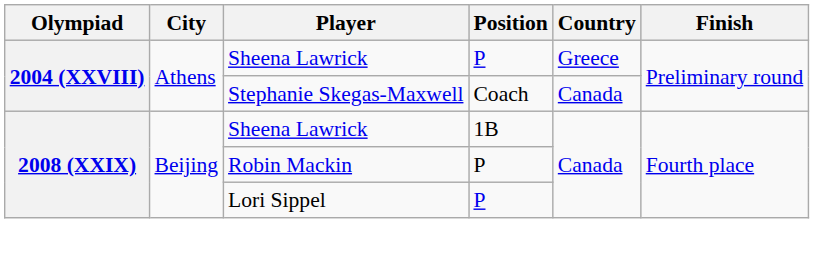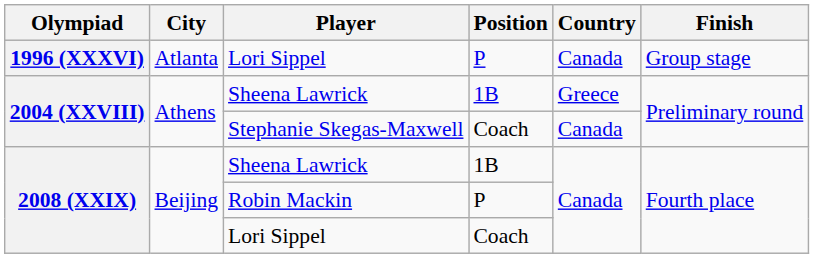+ row: (77, 58)
(479, 58) P -> (486, 93) 1B
(479, 200) P -> (501, 236) Coach
